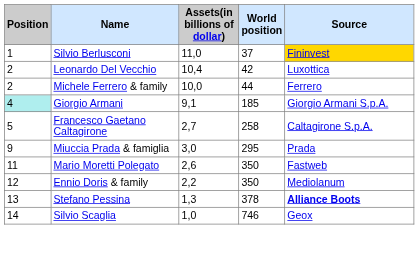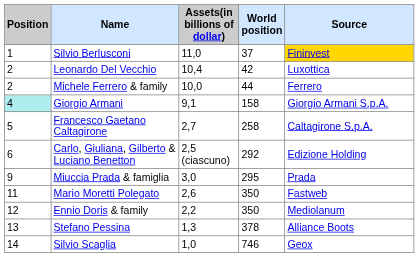(250, 103) 185 -> (250, 103) 158
+ row: (114, 154)
(324, 199) bold -> (321, 227) normal
